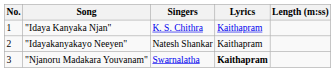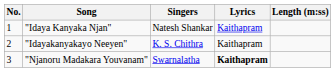(178, 28) K. S. Chithra -> (183, 28) Natesh Shankar
(183, 44) Natesh Shankar -> (178, 44) K. S. Chithra
